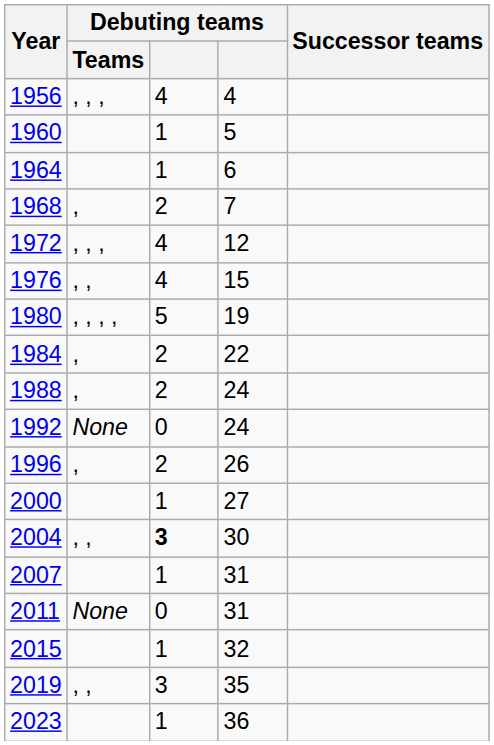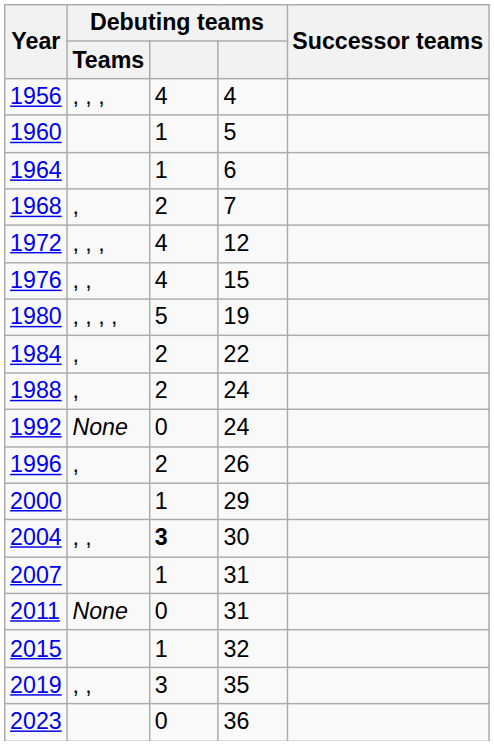(236, 501) 27 -> (236, 501) 29
(161, 721) 1 -> (161, 721) 0
